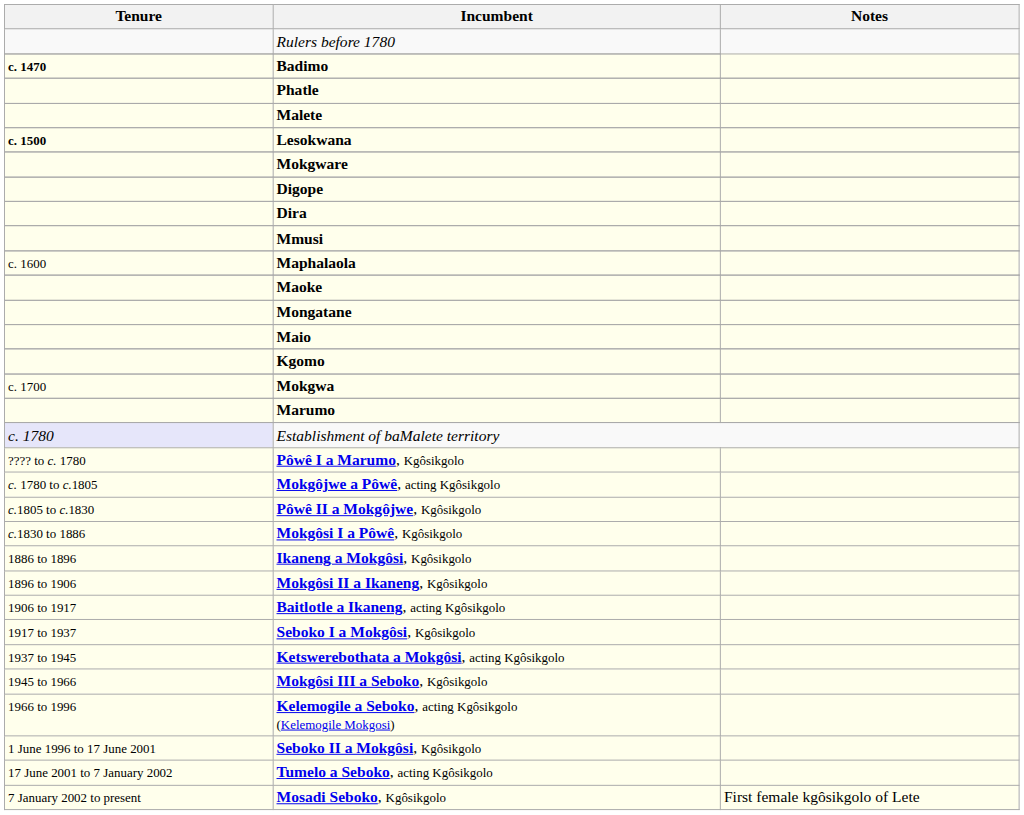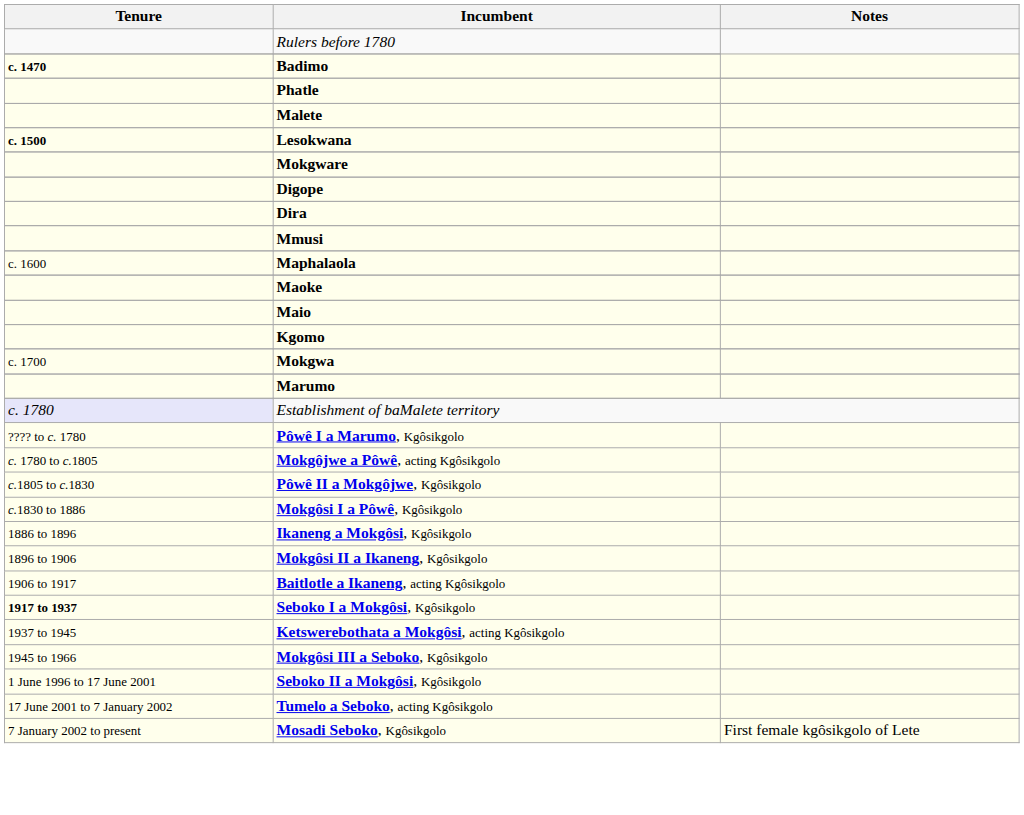- row: (314, 312)
(42, 633) normal -> (43, 607) bold
- row: (397, 714)
